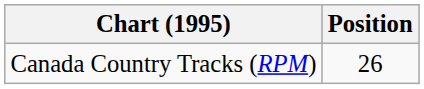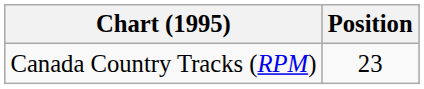(370, 63) 26 -> (370, 63) 23
